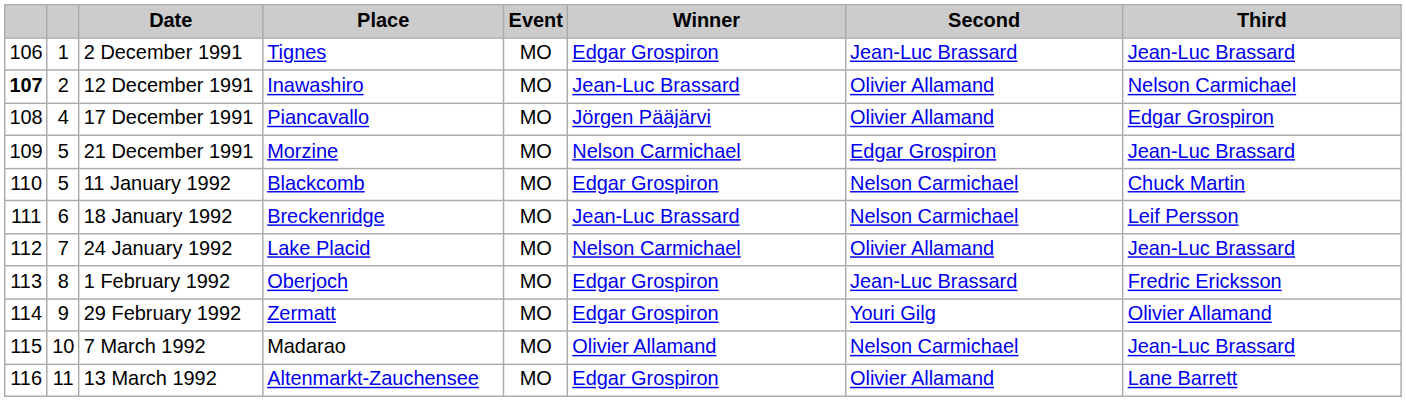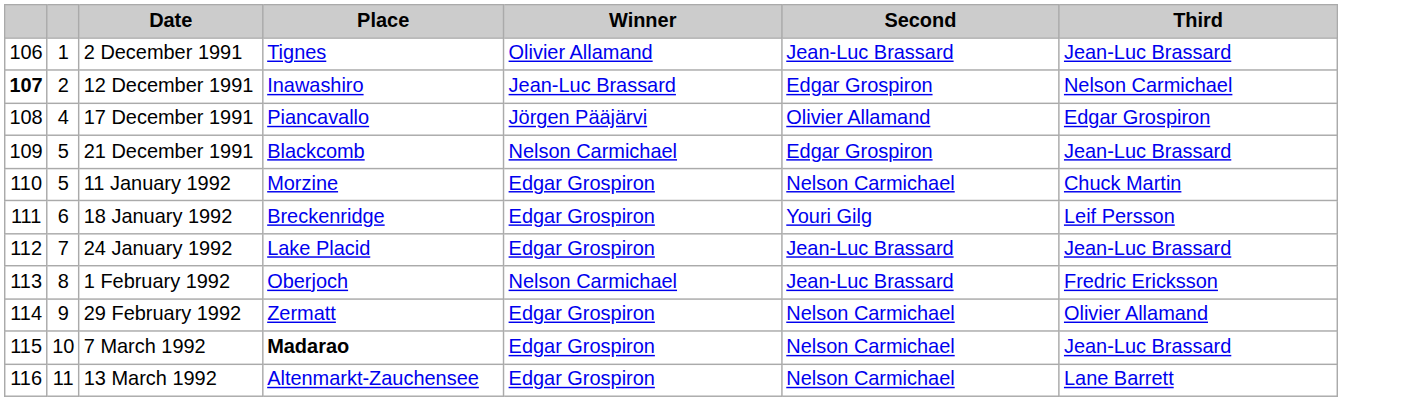- column: (536, 20)
(645, 53) Edgar Grospiron -> (581, 53) Olivier Allamand
(922, 85) Olivier Allamand -> (859, 85) Edgar Grospiron
(303, 151) Morzine -> (316, 151) Blackcomb
(316, 183) Blackcomb -> (303, 183) Morzine
(656, 216) Jean-Luc Brassard -> (582, 216) Edgar Grospiron
(934, 216) Nelson Carmichael -> (829, 216) Youri Gilg
(657, 248) Nelson Carmichael -> (582, 248) Edgar Grospiron
(922, 248) Olivier Allamand -> (870, 248) Jean-Luc Brassard
(645, 281) Edgar Grospiron -> (593, 281) Nelson Carmichael
(893, 314) Youri Gilg -> (870, 314) Nelson Carmichael
(307, 346) normal -> (308, 346) bold
(644, 346) Olivier Allamand -> (582, 346) Edgar Grospiron
(922, 379) Olivier Allamand -> (870, 379) Nelson Carmichael
